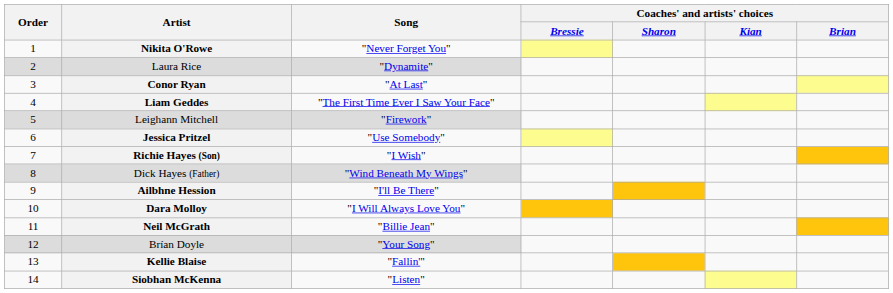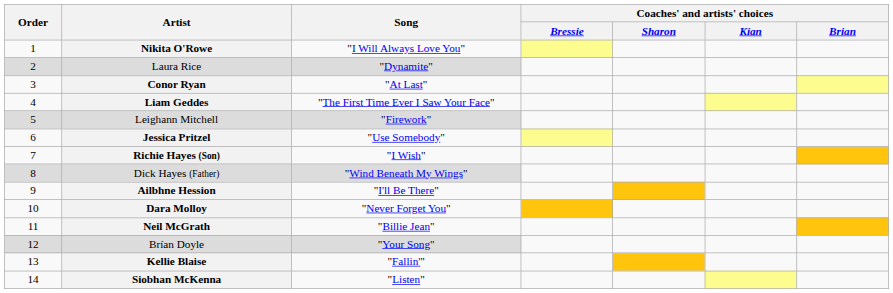(406, 48) "Never Forget You" -> (406, 48) "I Will Always Love You"
(406, 208) "I Will Always Love You" -> (406, 208) "Never Forget You"
